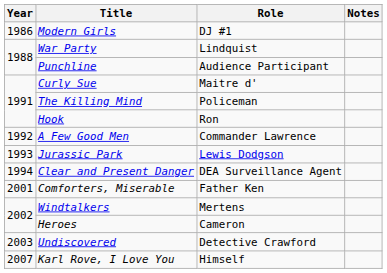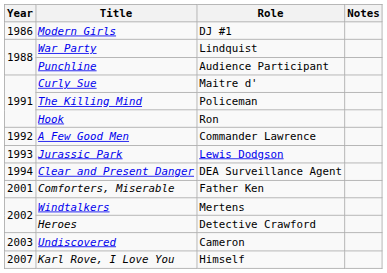(222, 224) Cameron -> (258, 224) Detective Crawford
(258, 242) Detective Crawford -> (222, 242) Cameron
